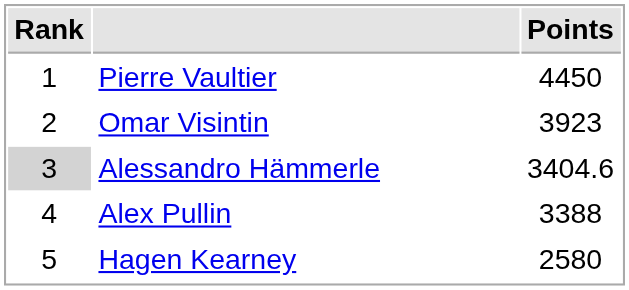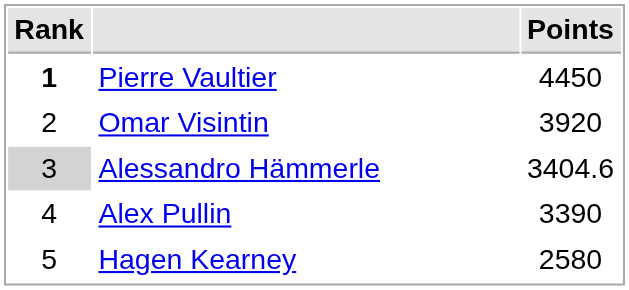(49, 77) normal -> (49, 77) bold
(570, 123) 3923 -> (570, 123) 3920
(570, 214) 3388 -> (570, 214) 3390
